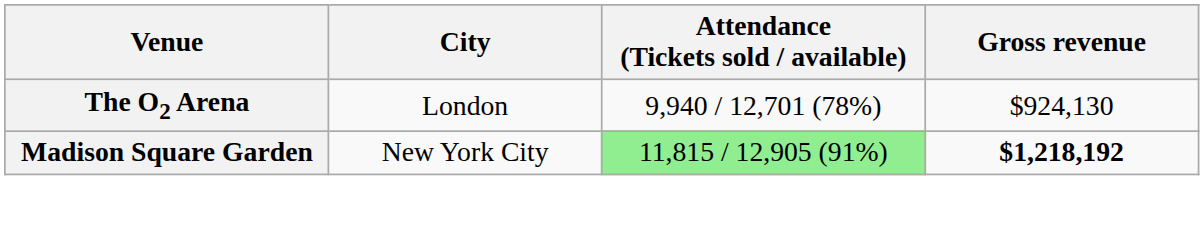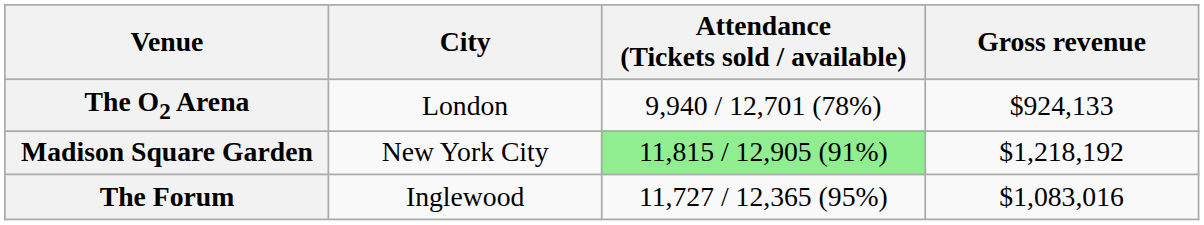(1062, 105) $924,130 -> (1062, 105) $924,133
(1062, 152) bold -> (1062, 152) normal
+ row: (167, 196)
